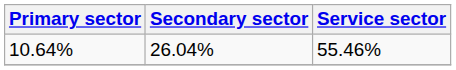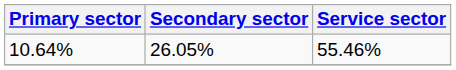(182, 49) 26.04% -> (182, 49) 26.05%
